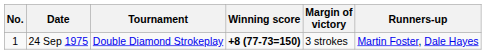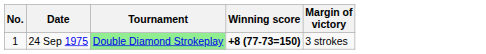- column: (418, 19)
(158, 41) no background -> (158, 41) lightgreen background
